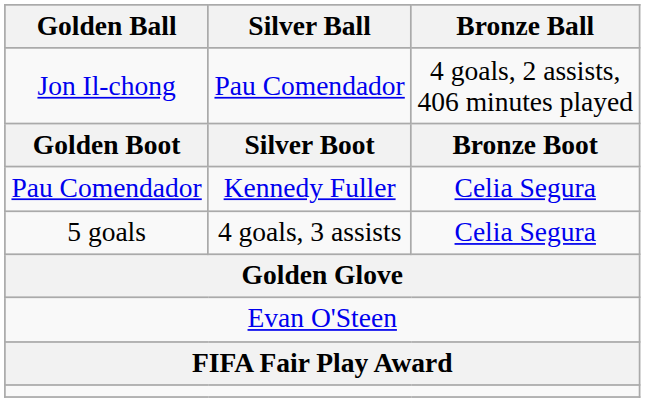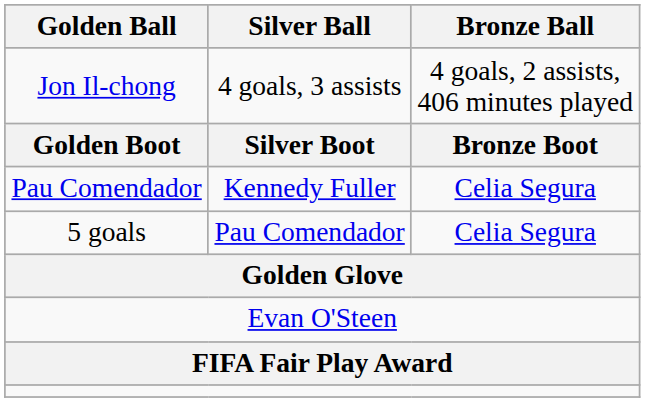(310, 85) Pau Comendador -> (310, 85) 4 goals, 3 assists
(310, 231) 4 goals, 3 assists -> (310, 231) Pau Comendador
